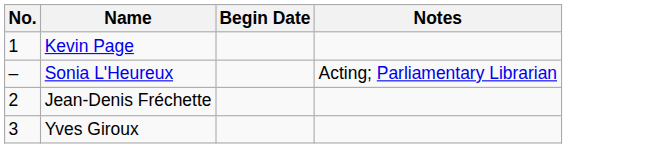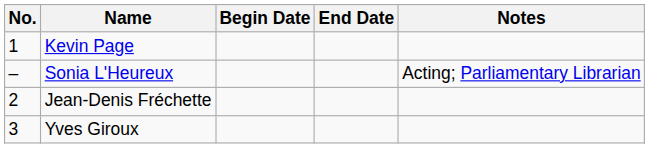+ column: (356, 18)
